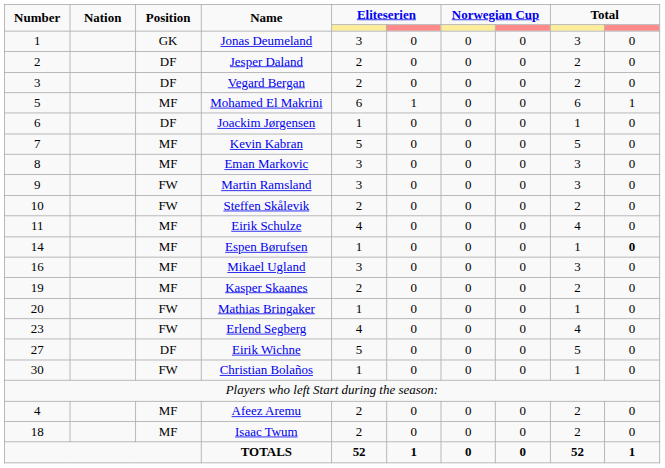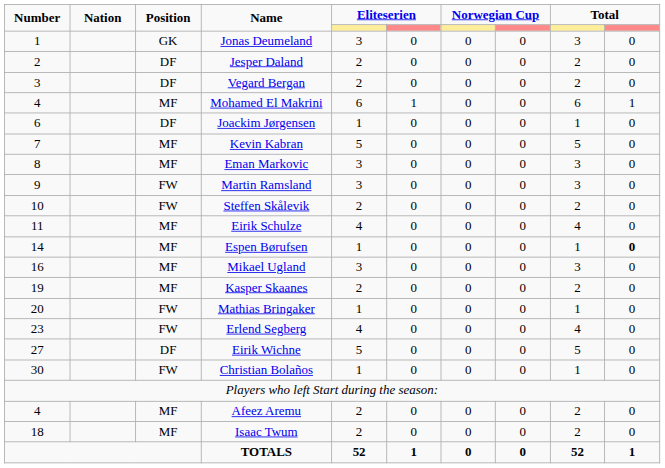(37, 102) 5 -> (37, 102) 4
